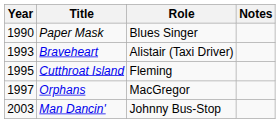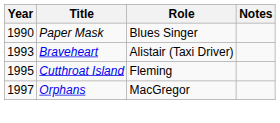- row: (73, 109)
